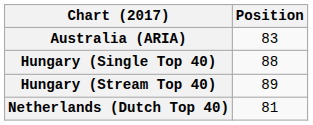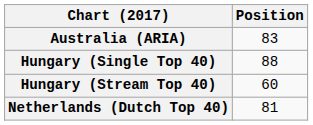(270, 85) 89 -> (270, 85) 60
